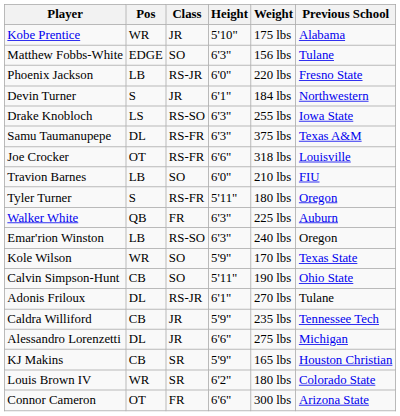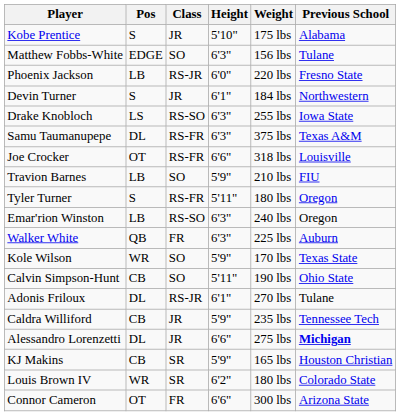(139, 34) WR -> (132, 34) S
(221, 177) 6'0" -> (221, 177) 5'9"
rows swapped: (43, 217) <-> (56, 237)
(323, 339) normal -> (325, 339) bold
